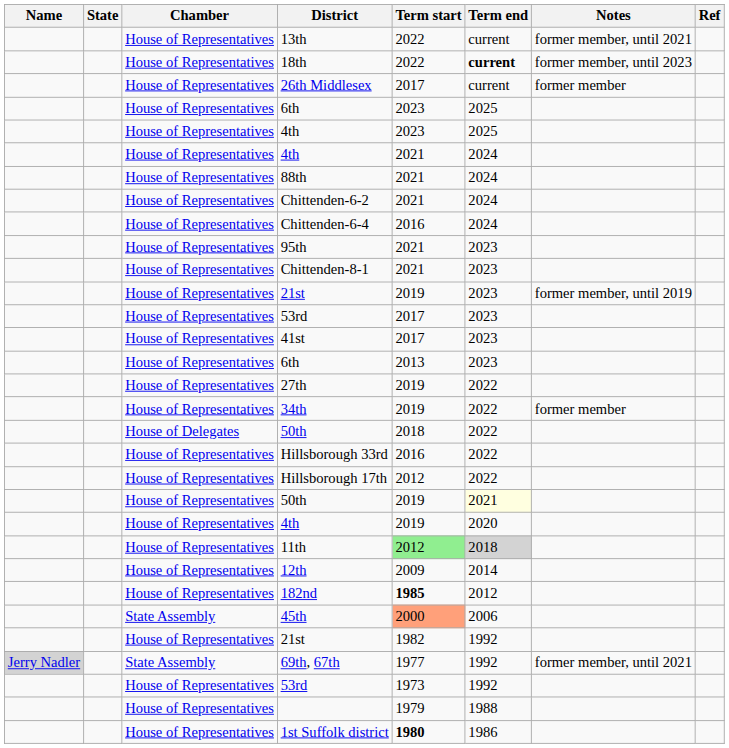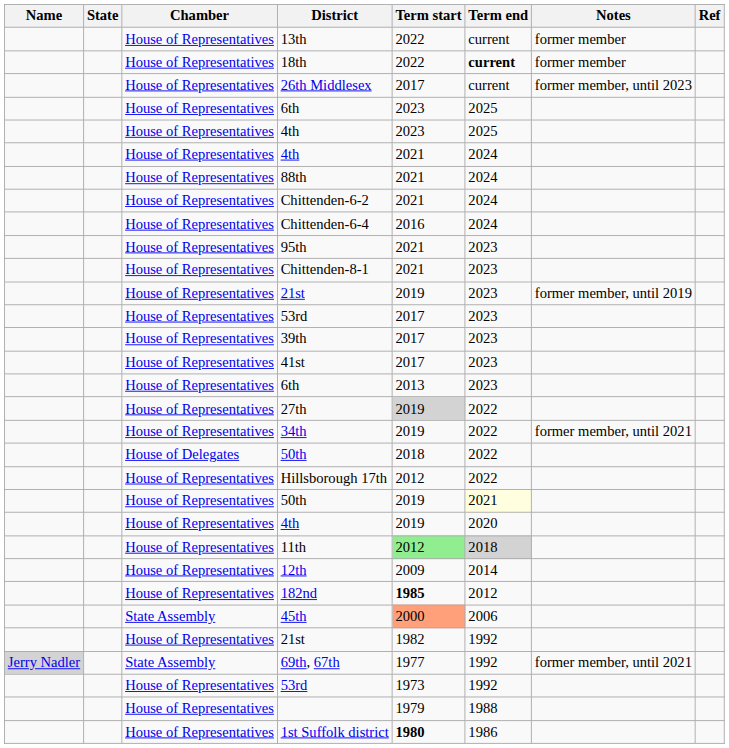(613, 39) former member, until 2021 -> (580, 39) former member
(613, 62) former member, until 2023 -> (580, 62) former member
(580, 85) former member -> (613, 85) former member, until 2023
+ row: (200, 339)
(410, 385) no background -> (410, 408) lightgrey background
(580, 408) former member -> (613, 431) former member, until 2021
- row: (200, 454)
